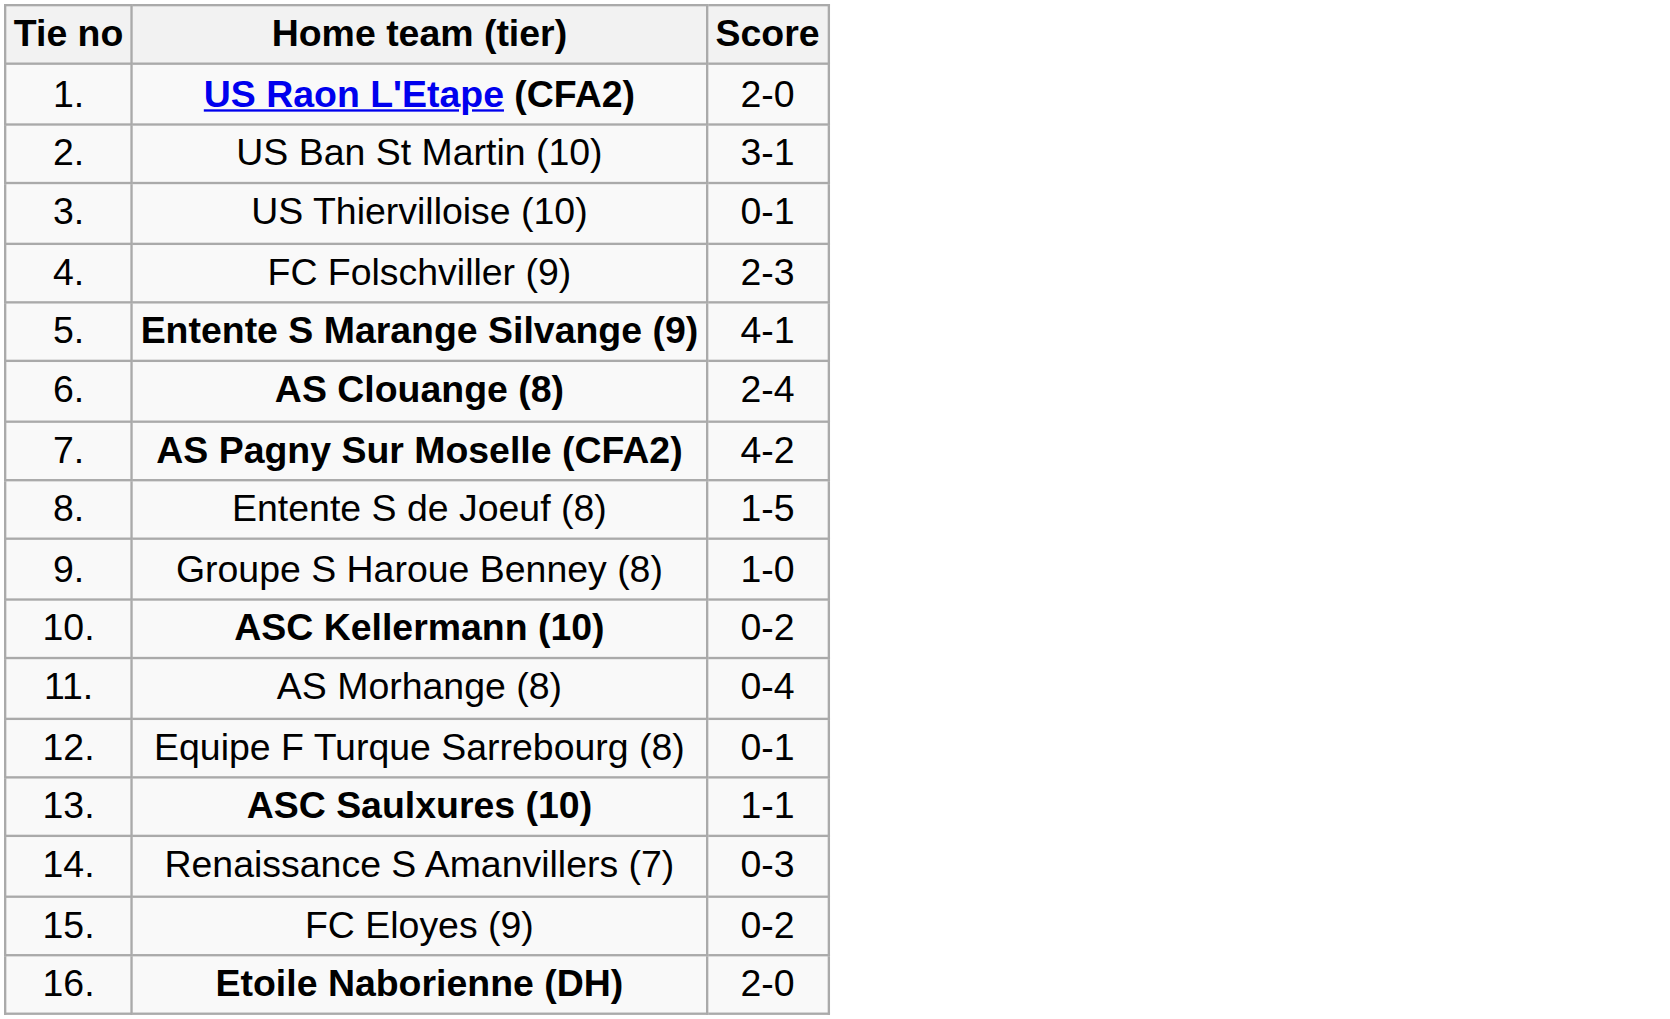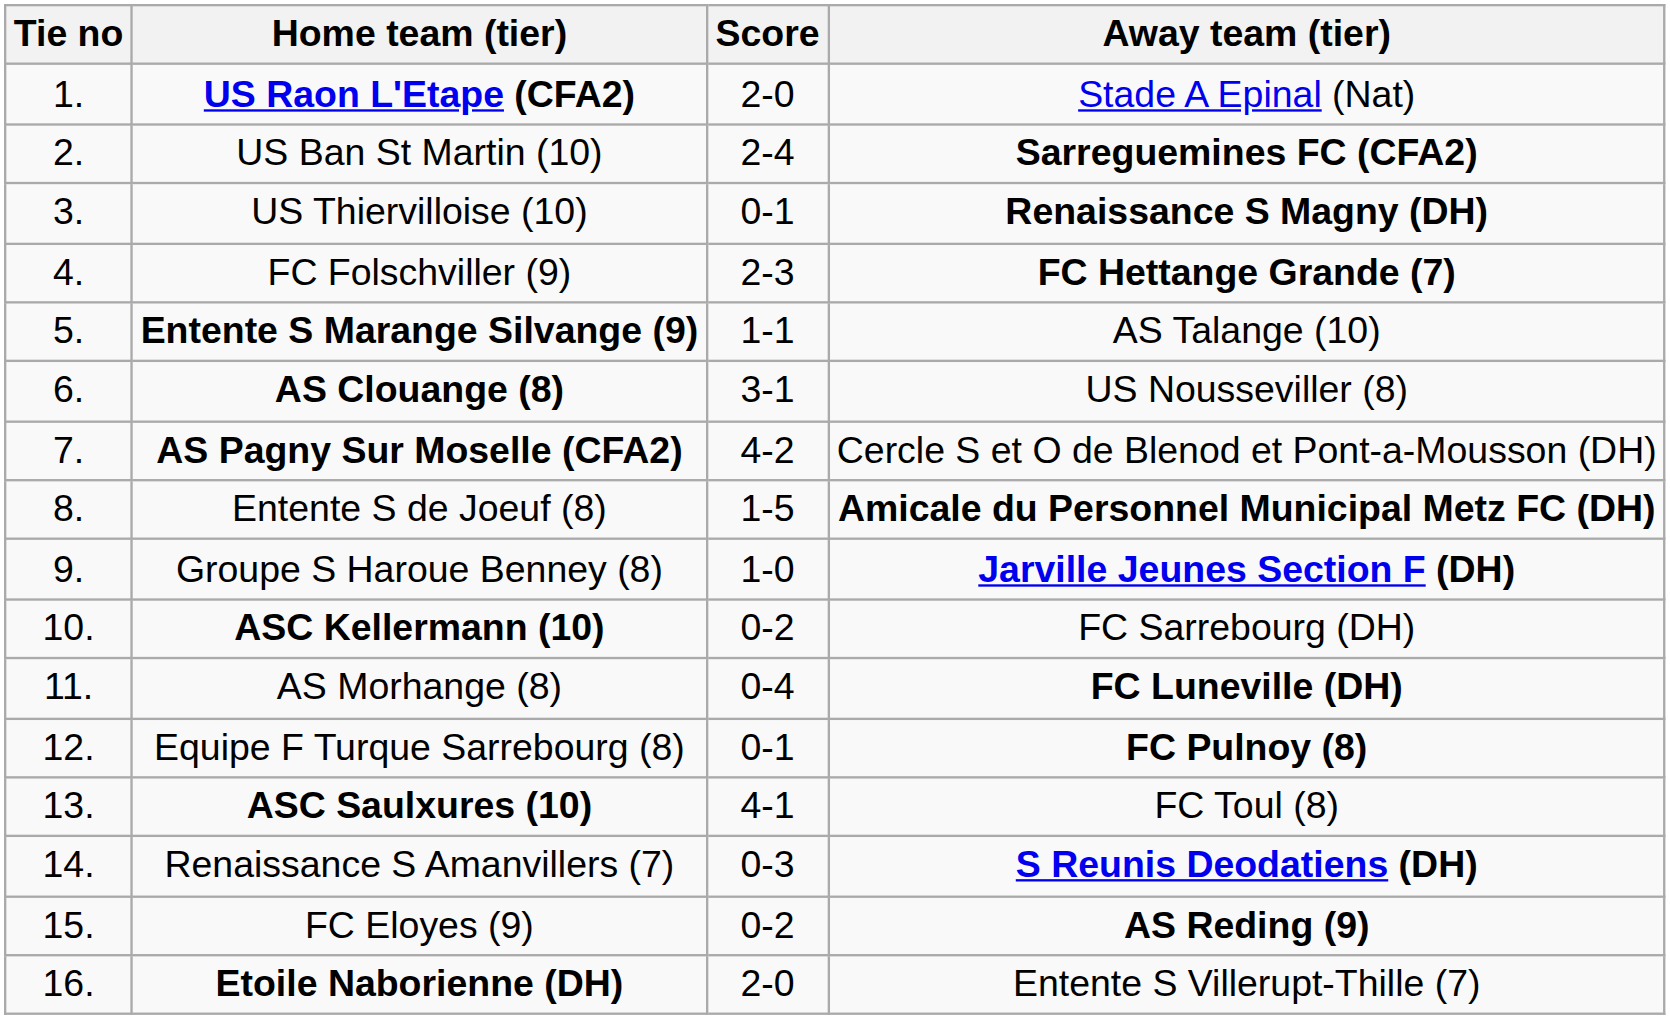+ column: (1247, 34)
(767, 152) 3-1 -> (767, 152) 2-4
(767, 331) 4-1 -> (767, 331) 1-1
(767, 390) 2-4 -> (767, 390) 3-1
(767, 806) 1-1 -> (767, 806) 4-1
